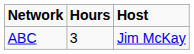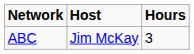columns swapped: (90, 15) <-> (133, 15)
